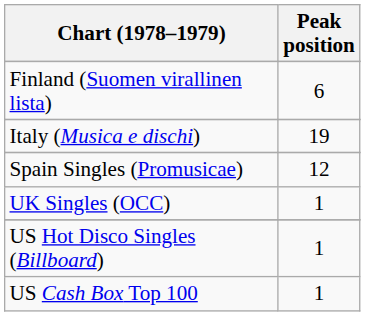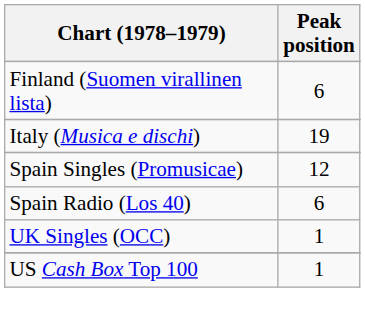+ row: (100, 202)
- row: (103, 248)
